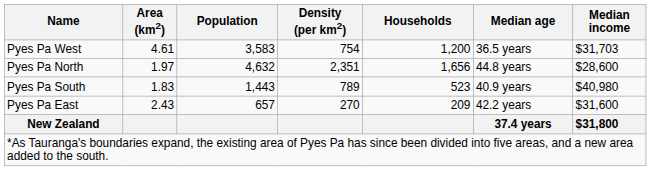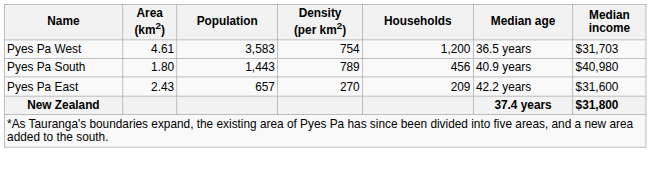- row: (45, 67)
(163, 86) 1.83 -> (163, 67) 1.80
(461, 86) 523 -> (461, 67) 456
